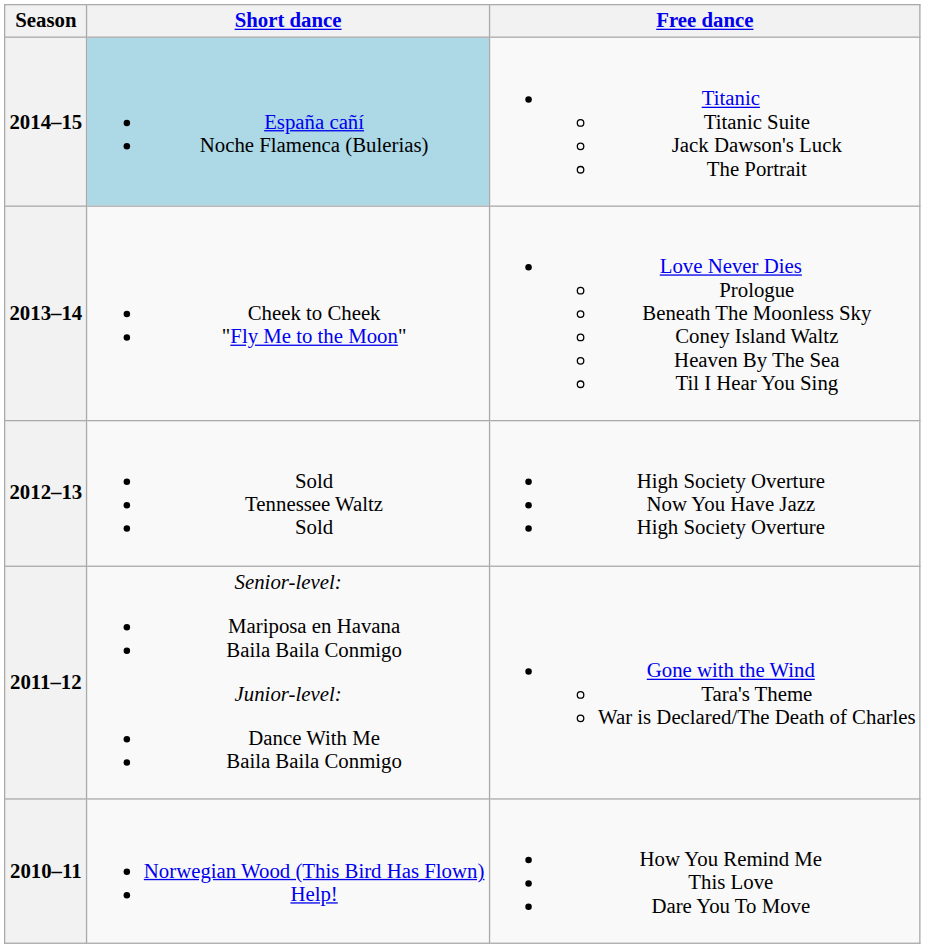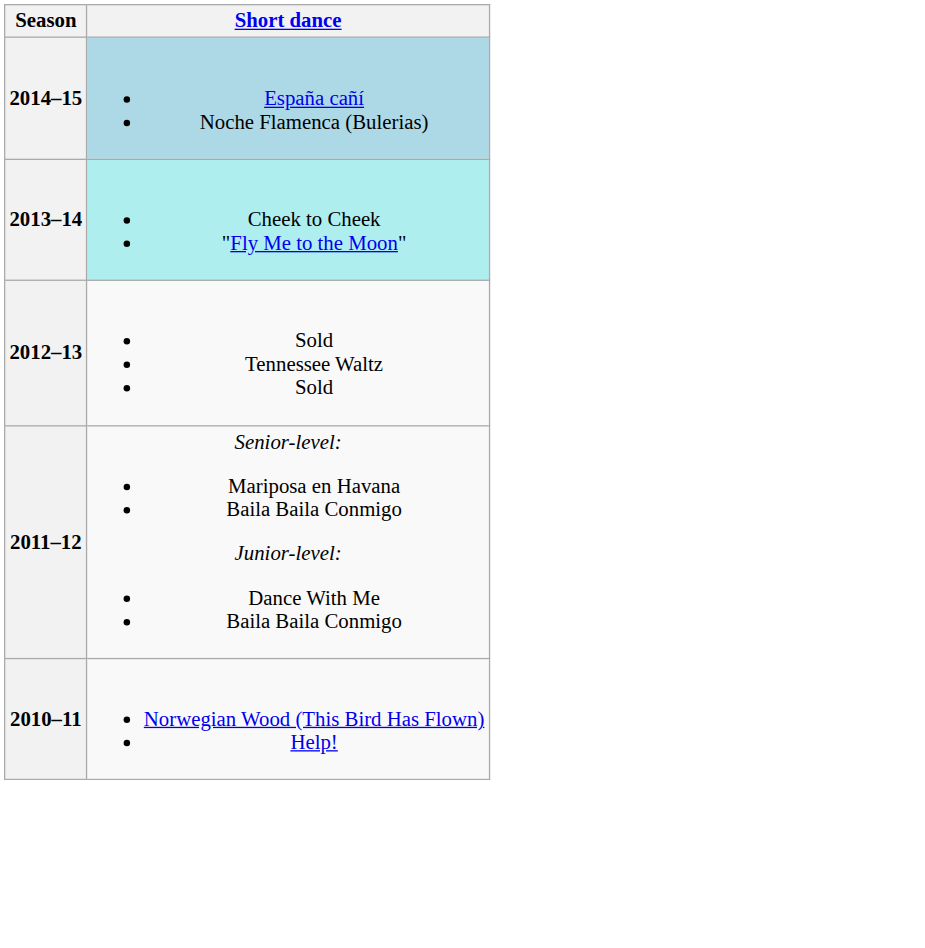- column: (705, 20)
(288, 325) no background -> (288, 231) paleturquoise background
